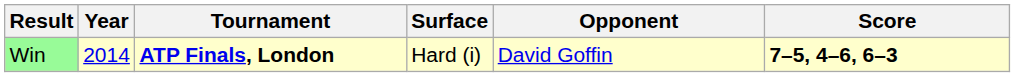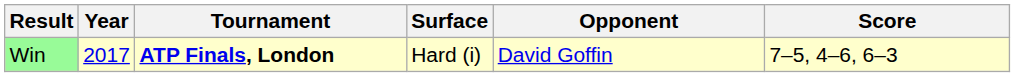(107, 54) 2014 -> (107, 54) 2017
(833, 54) bold -> (833, 54) normal
